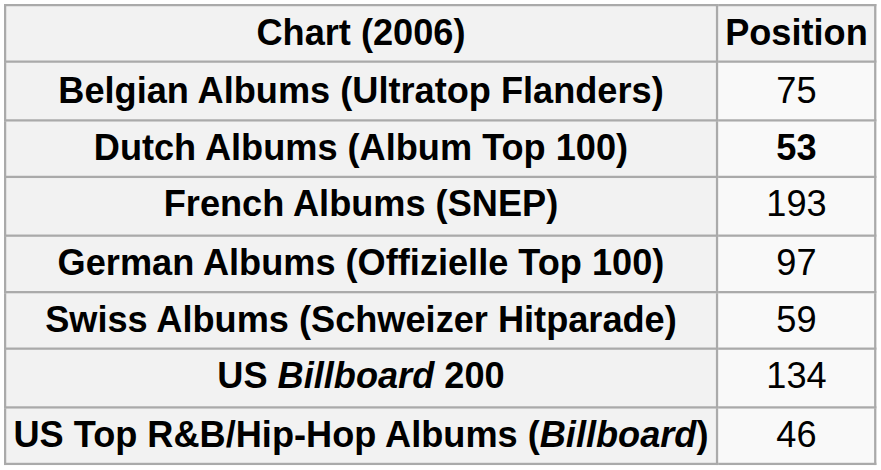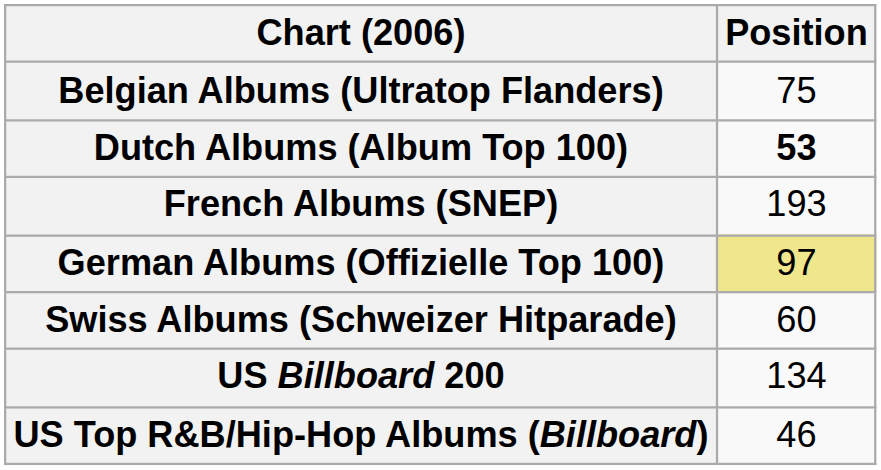(796, 262) no background -> (796, 262) khaki background
(796, 319) 59 -> (796, 319) 60
